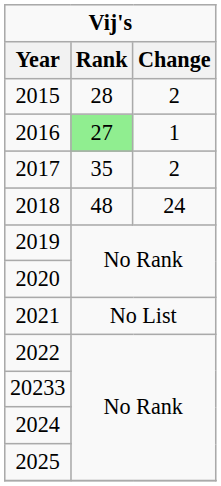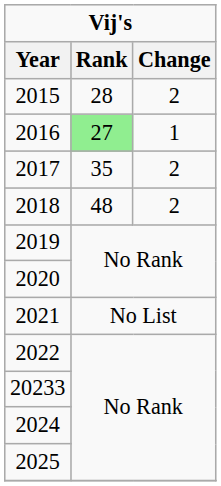(174, 206) 24 -> (174, 206) 2
